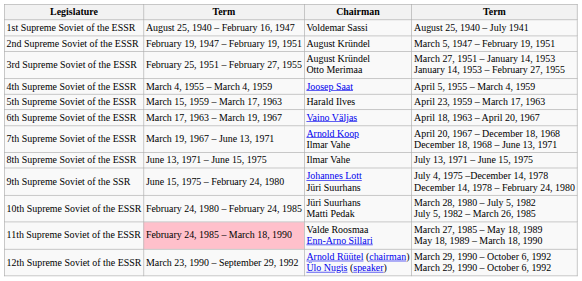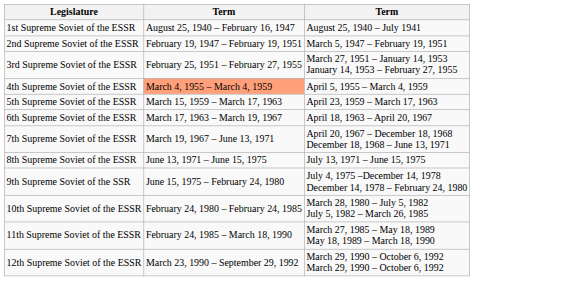- column: (358, 12)
(209, 86) no background -> (209, 86) lightsalmon background
(219, 235) pink background -> (219, 235) no background
